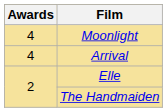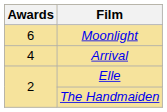(31, 35) 4 -> (31, 35) 6
